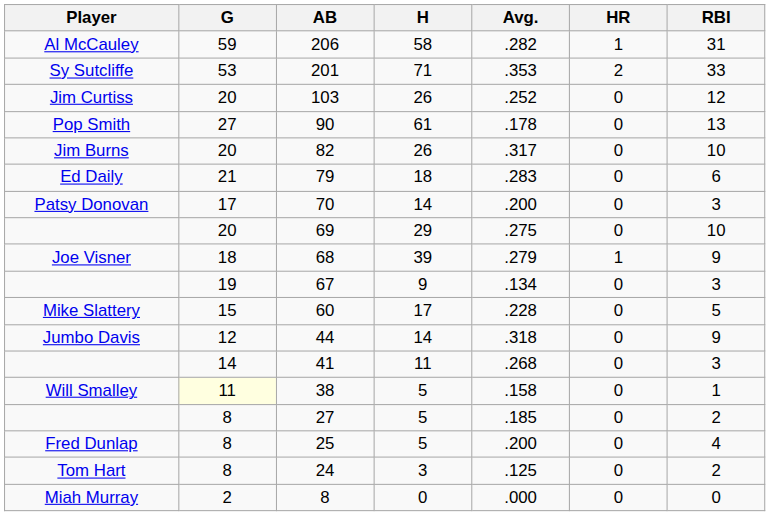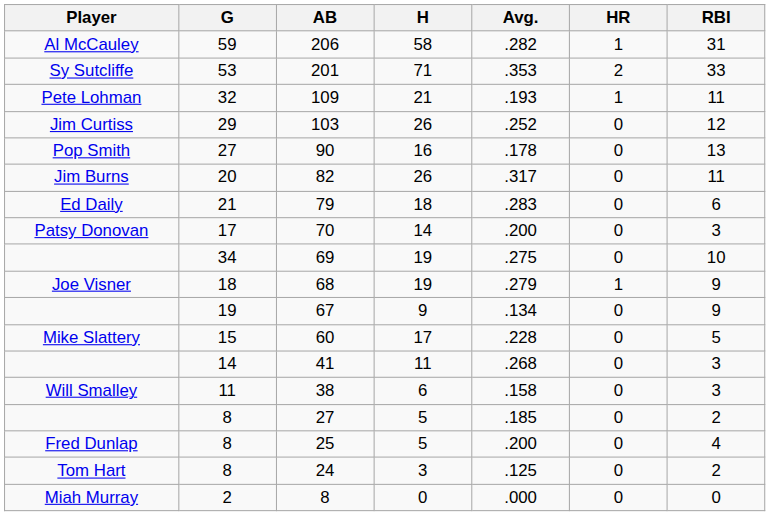+ row: (325, 97)
(227, 97) 20 -> (227, 124) 29
(423, 124) 61 -> (423, 151) 16
(716, 151) 10 -> (716, 177) 11
(227, 230) 20 -> (227, 257) 34
(423, 230) 29 -> (423, 257) 19
(423, 257) 39 -> (423, 284) 19
(716, 284) 3 -> (716, 310) 9
- row: (325, 337)
(227, 390) lightyellow background -> (227, 390) no background
(423, 390) 5 -> (423, 390) 6
(716, 390) 1 -> (716, 390) 3
